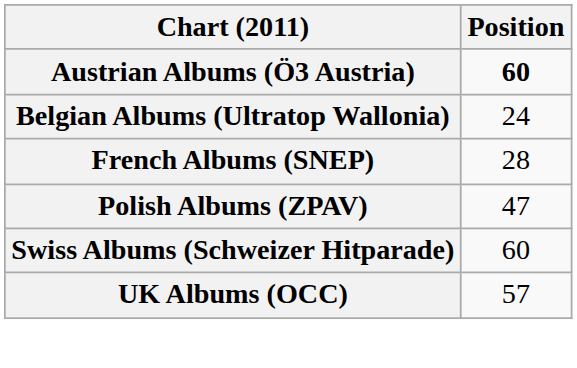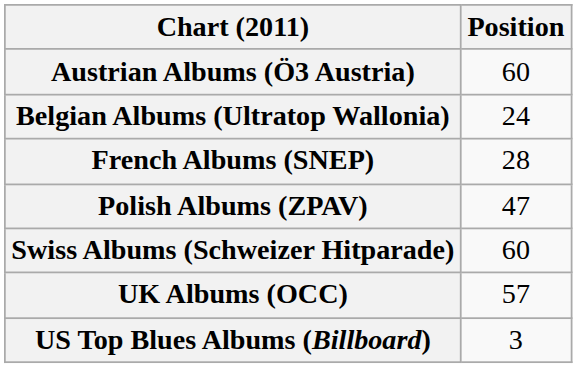(516, 71) bold -> (516, 71) normal
+ row: (233, 339)
